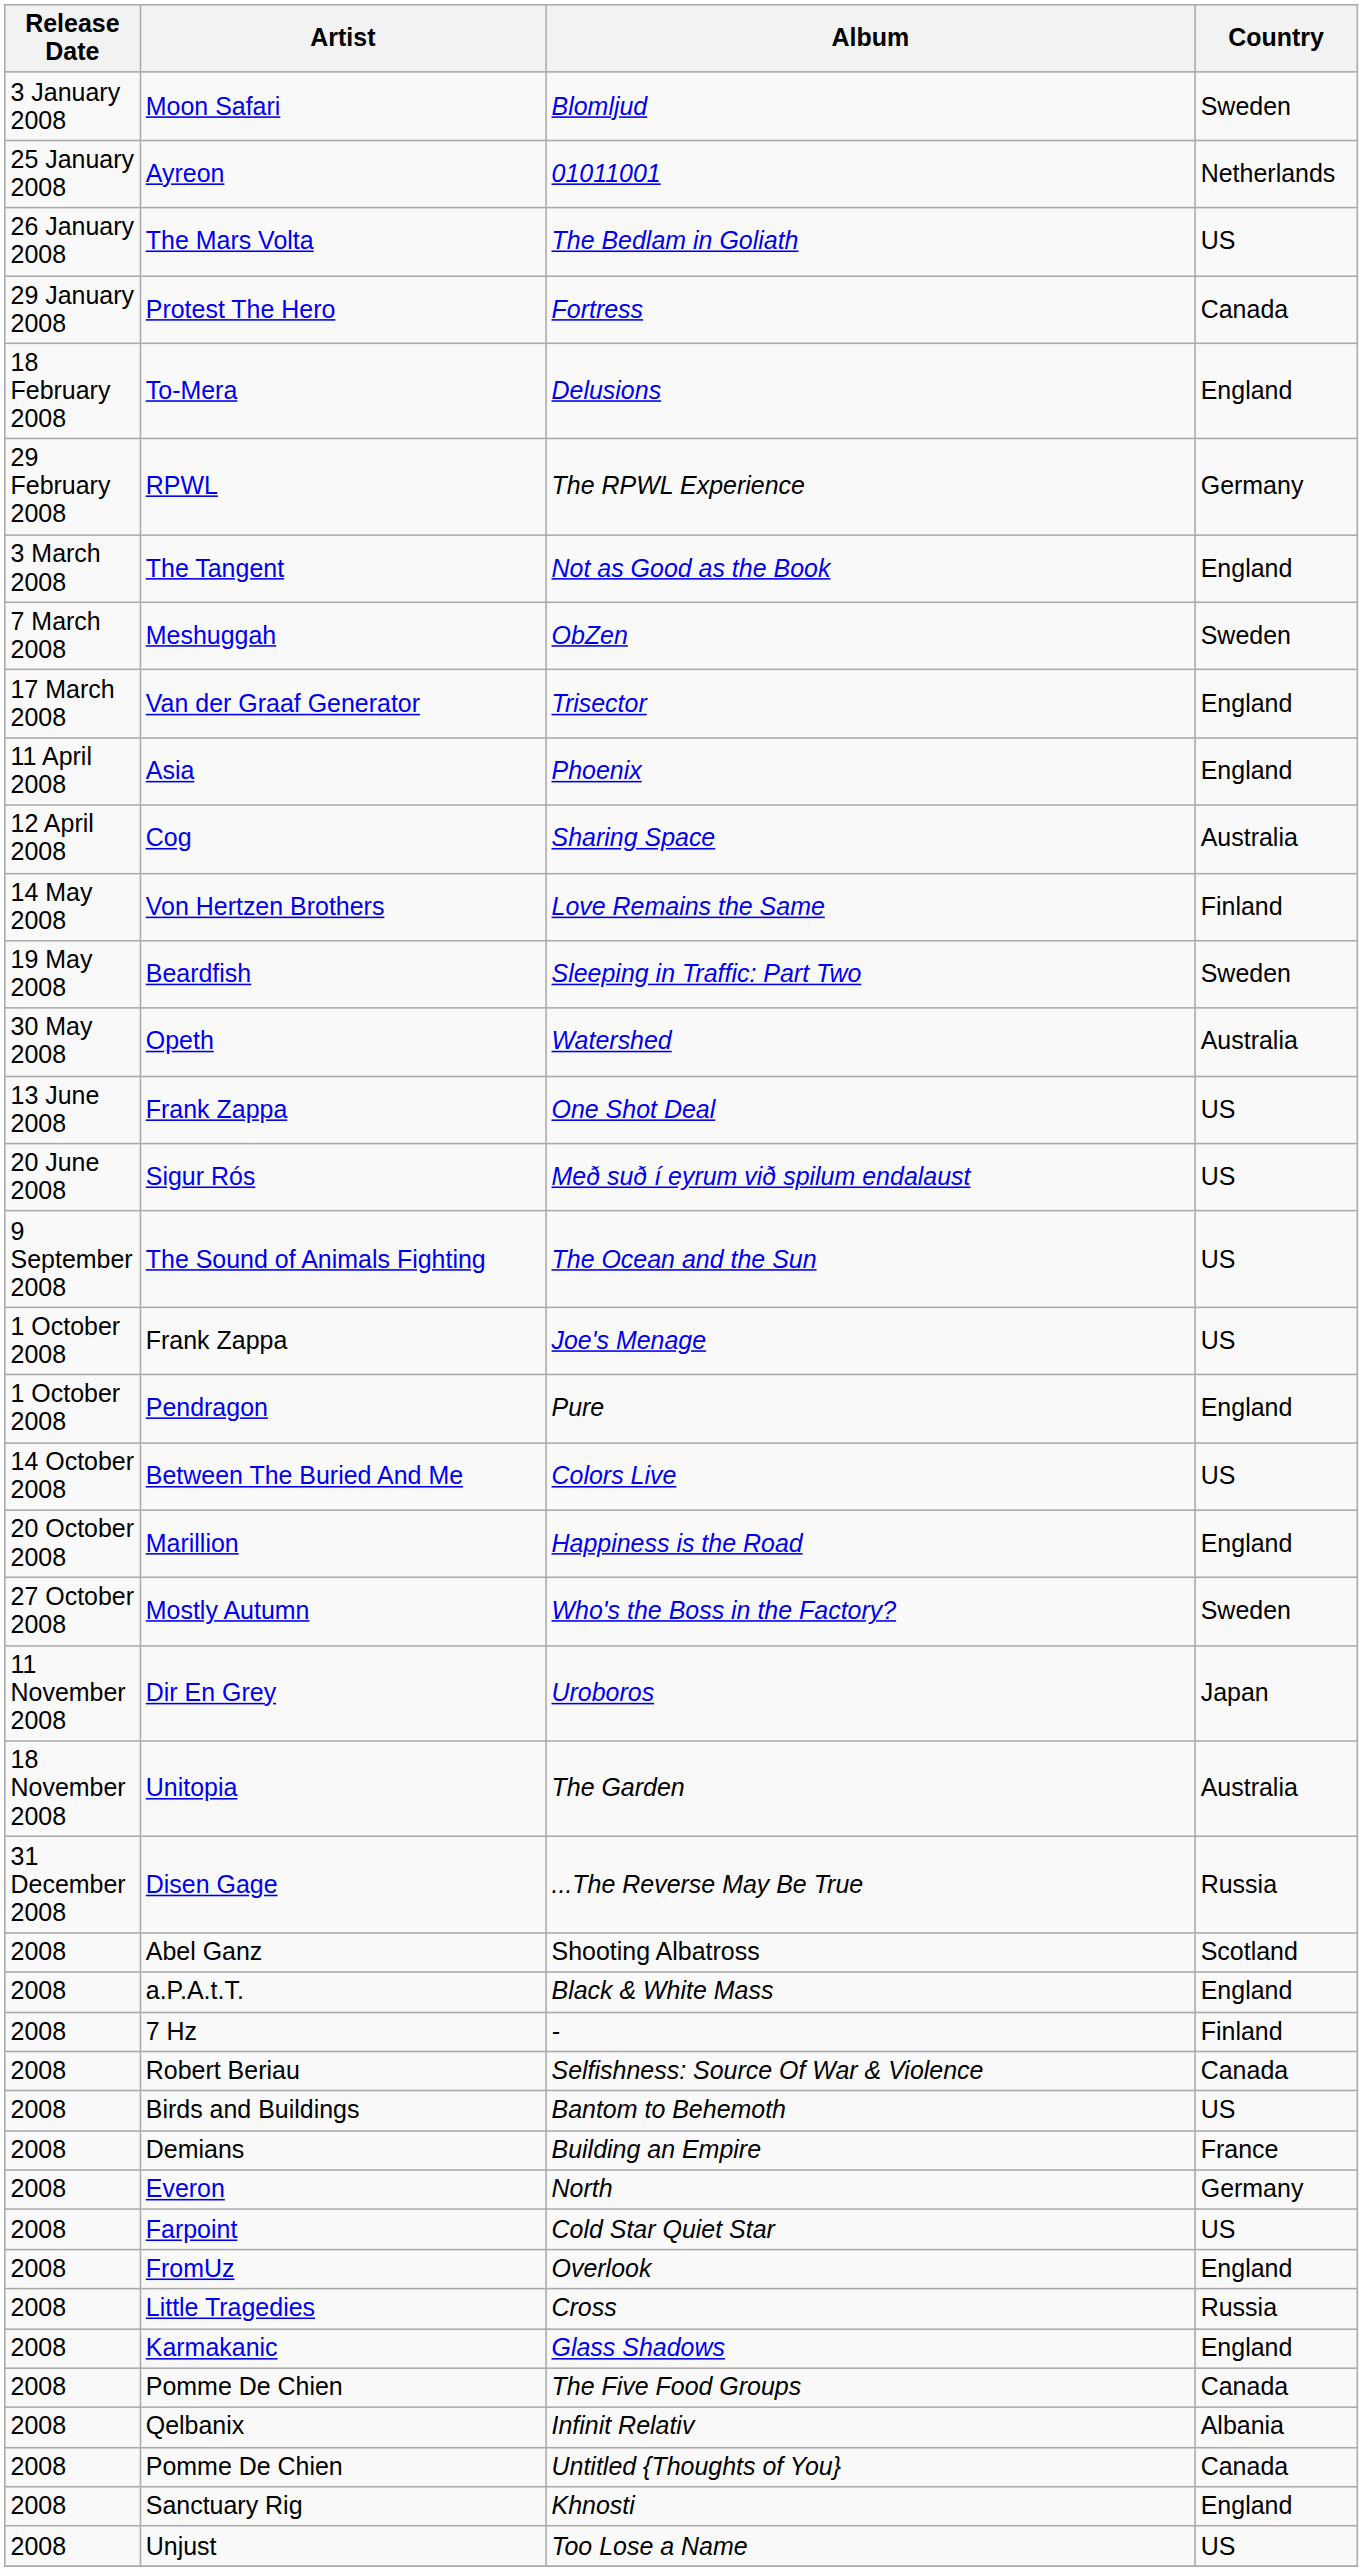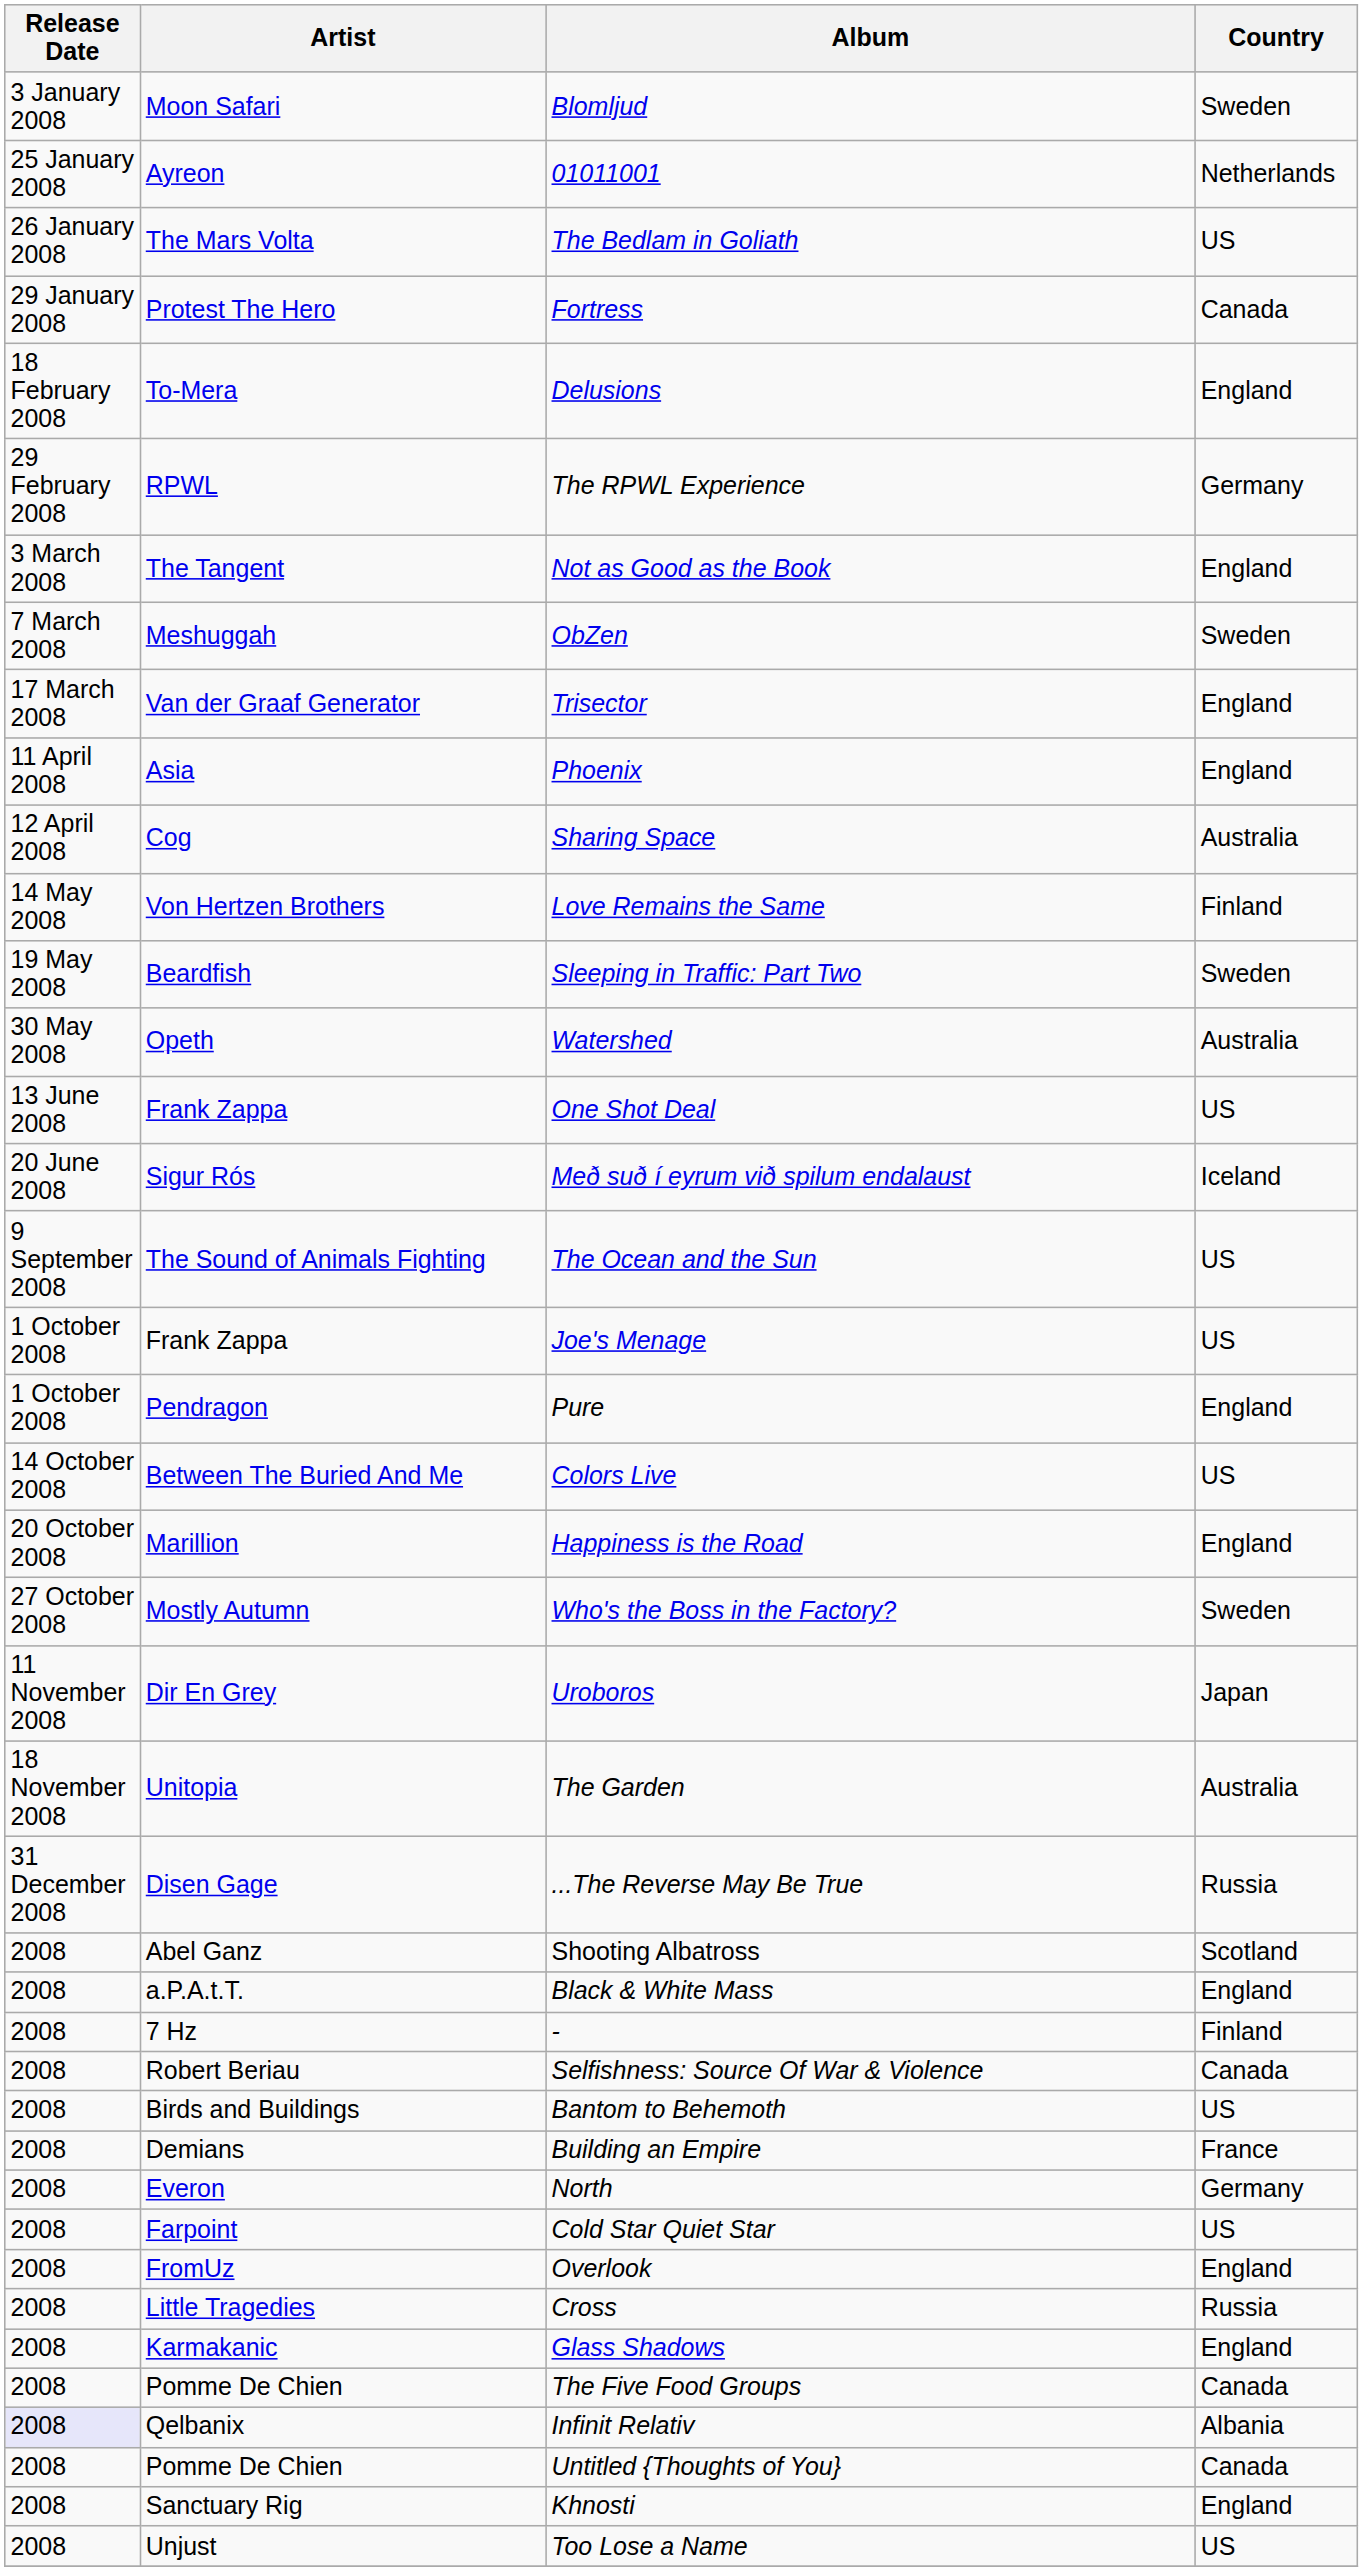(1218, 1177) US -> (1241, 1177) Iceland
(38, 2427) no background -> (38, 2427) lavender background
